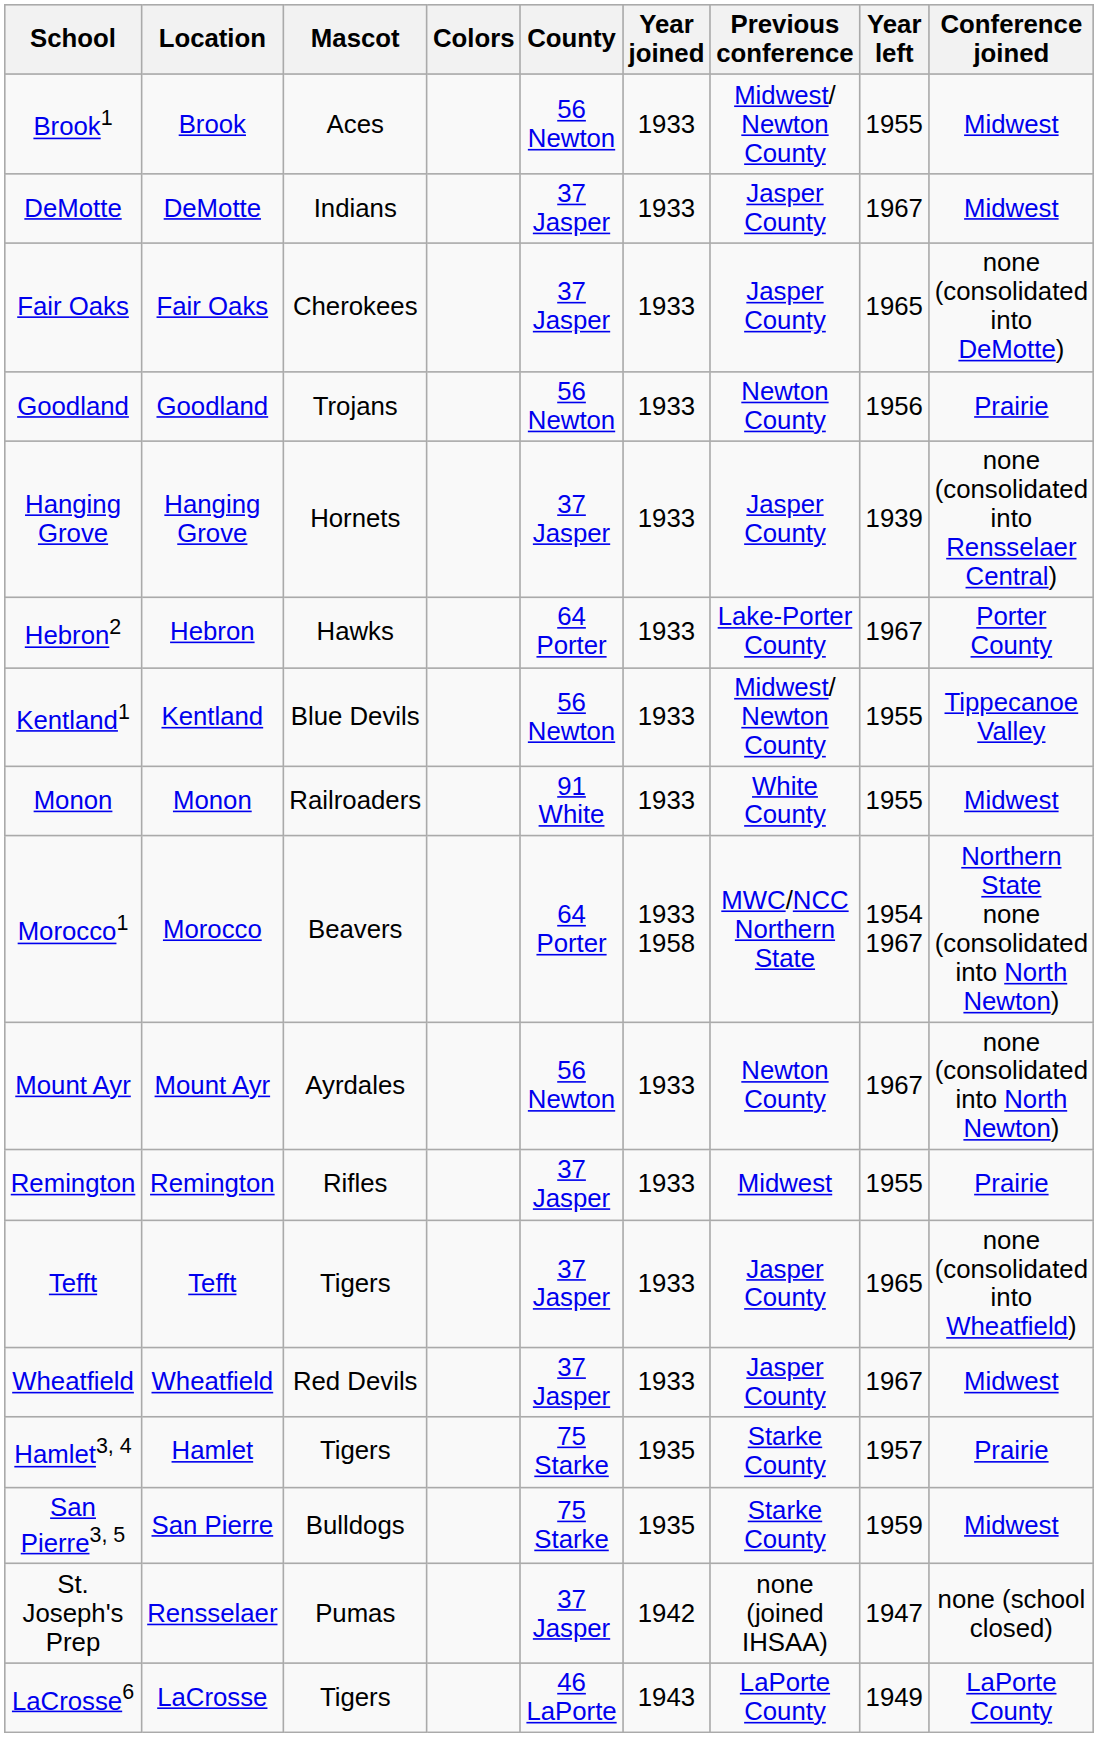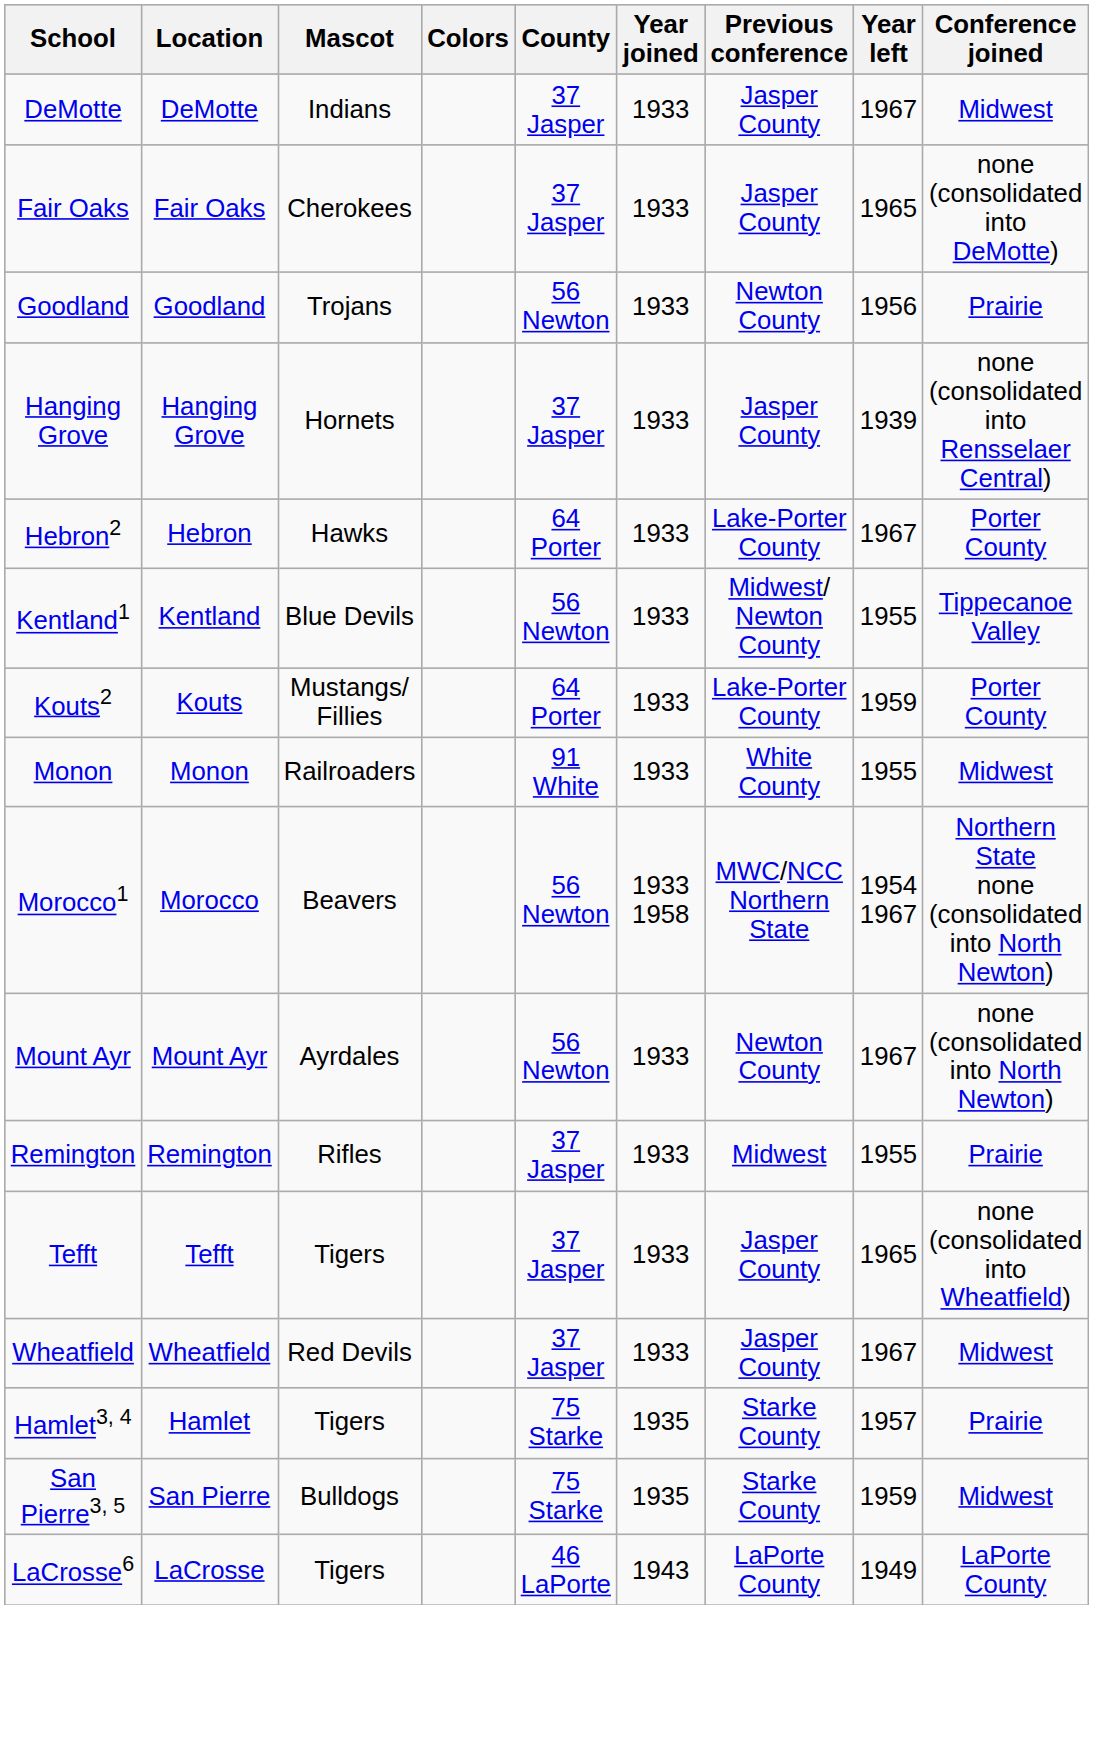- row: (73, 123)
+ row: (73, 702)
(572, 928) 64 Porter -> (566, 899) 56 Newton
- row: (73, 1612)
